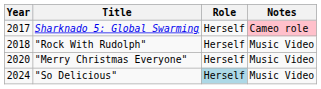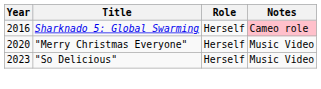(18, 28) 2017 -> (18, 28) 2016
- row: (91, 44)
(18, 76) 2024 -> (18, 60) 2023
(224, 76) lightblue background -> (224, 60) no background
